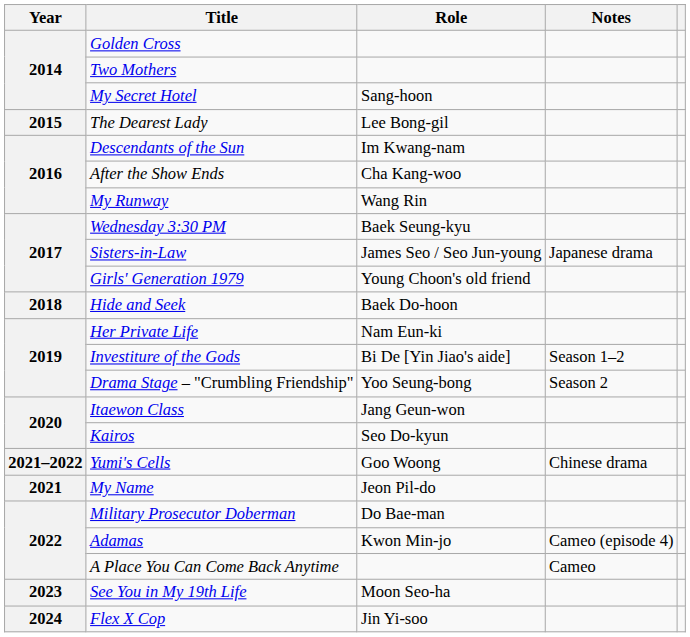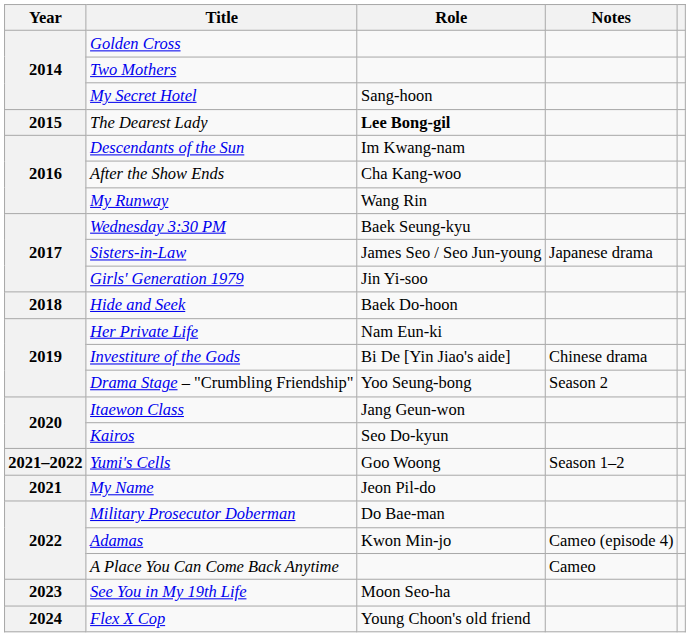(405, 122) normal -> (406, 122) bold
(446, 278) Young Choon's old friend -> (394, 278) Jin Yi-soo
(587, 357) Season 1–2 -> (598, 357) Chinese drama
(598, 461) Chinese drama -> (587, 461) Season 1–2
(394, 618) Jin Yi-soo -> (446, 618) Young Choon's old friend
